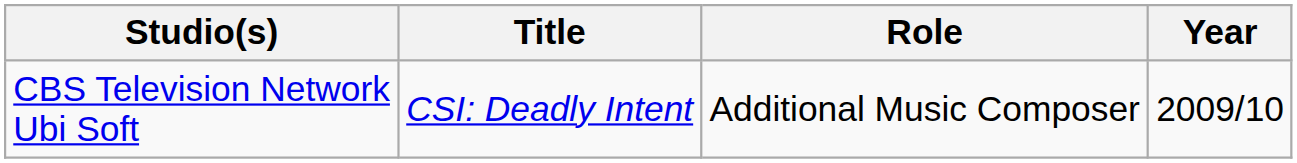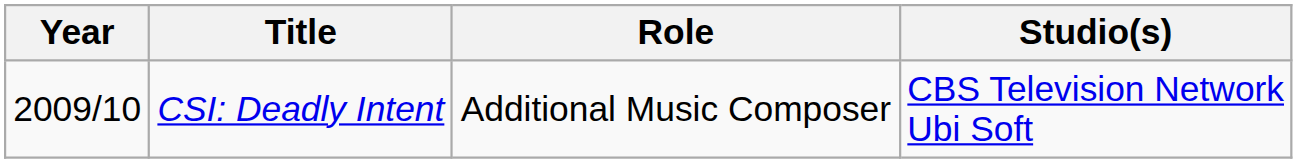columns swapped: (1220, 32) <-> (202, 32)
